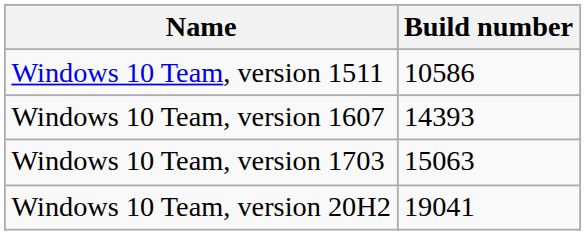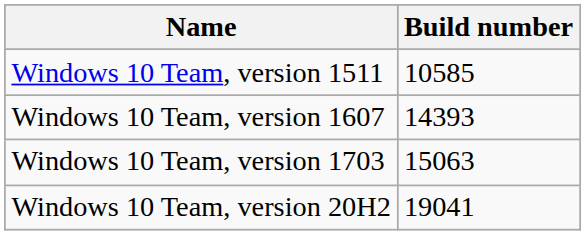(439, 71) 10586 -> (439, 71) 10585
